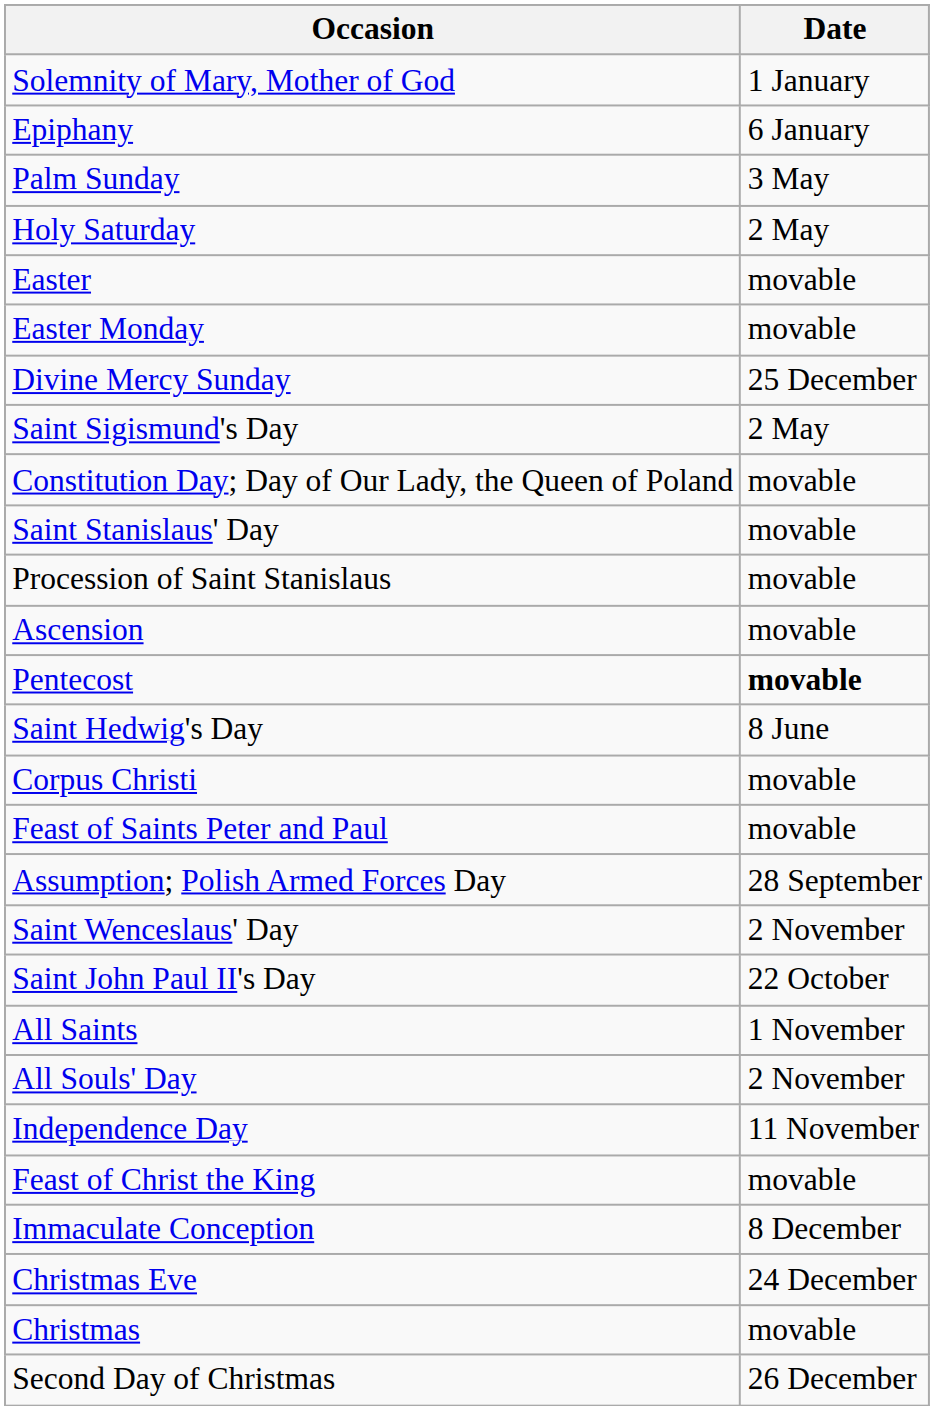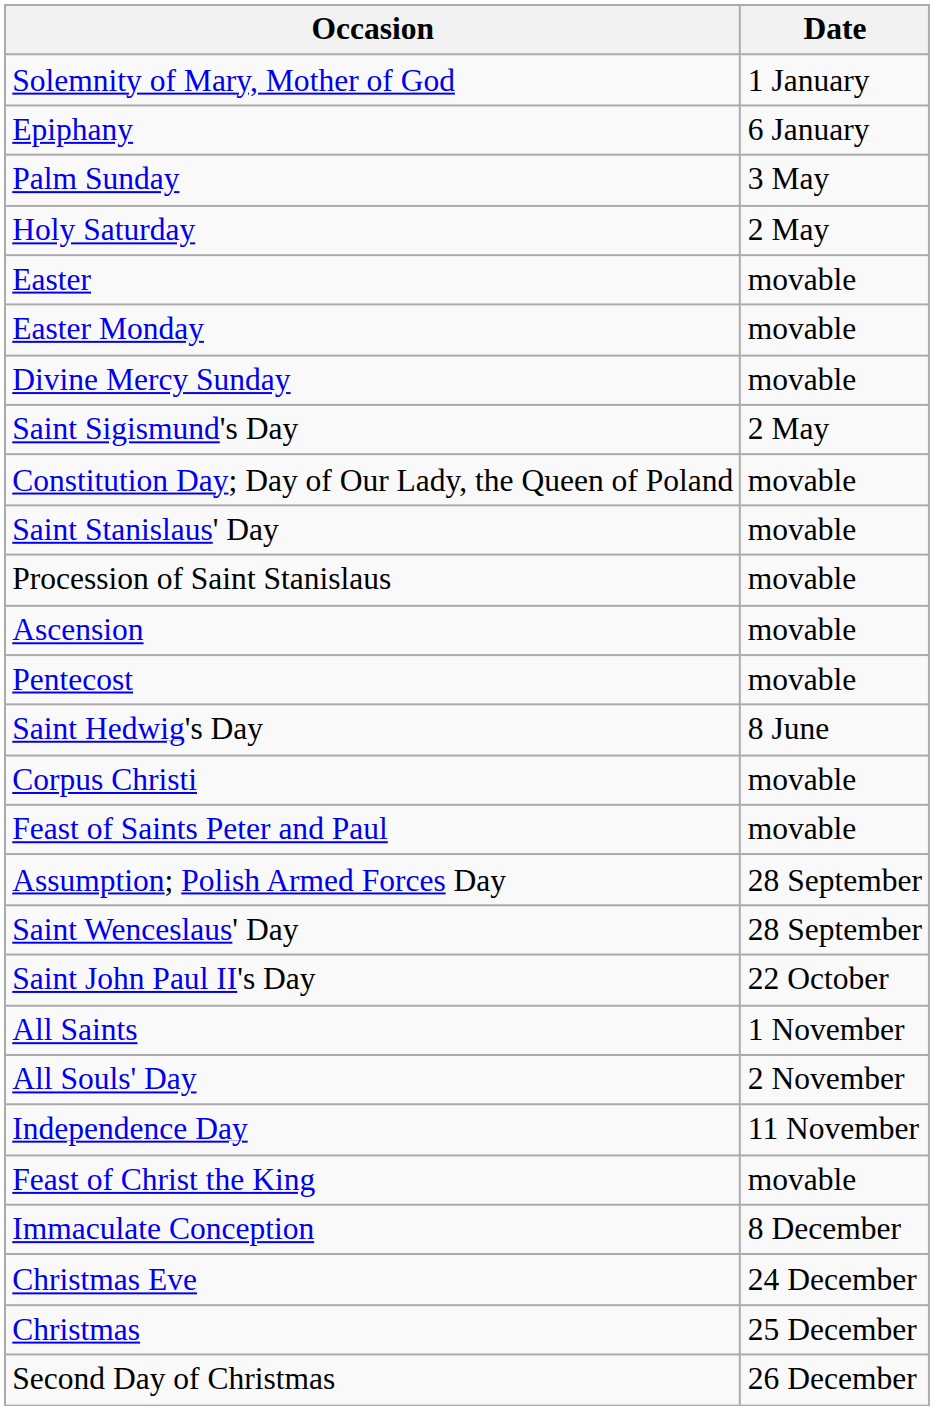(832, 379) 25 December -> (802, 379) movable
(805, 679) bold -> (802, 679) normal
(826, 929) 2 November -> (835, 929) 28 September
(802, 1329) movable -> (832, 1329) 25 December
